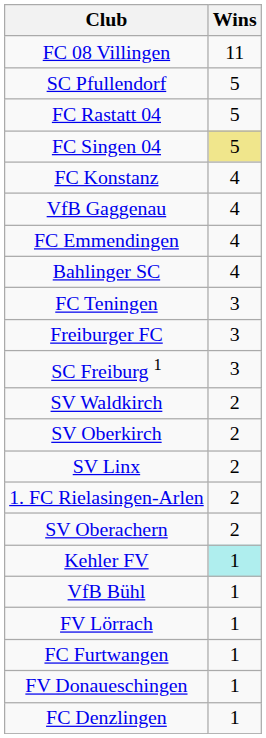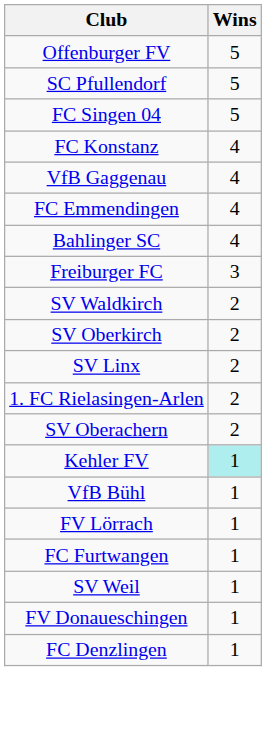- row: (106, 51)
+ row: (106, 51)
- row: (106, 114)
(235, 146) khaki background -> (235, 114) no background
- row: (106, 303)
- row: (106, 369)
+ row: (106, 586)
